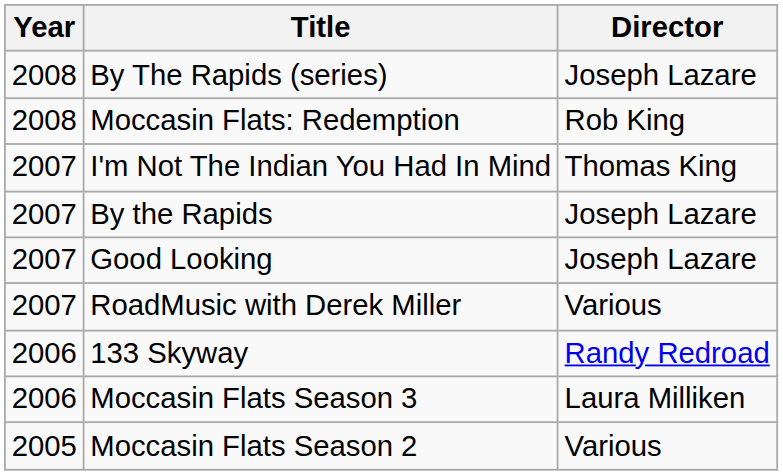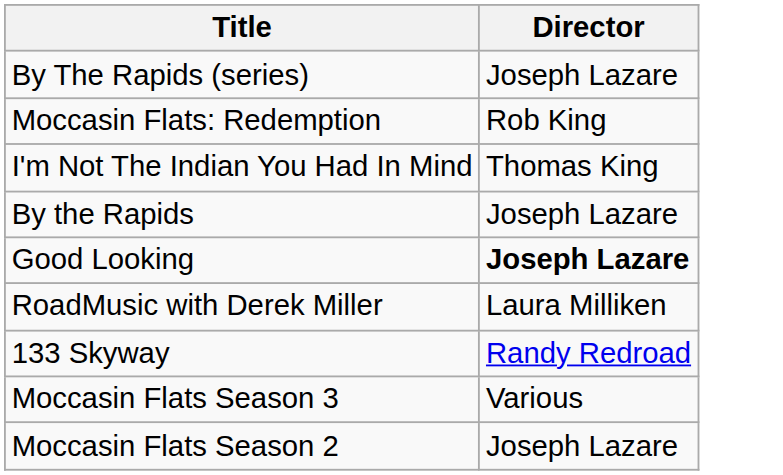- column: (44, 27)
(661, 259) normal -> (588, 259) bold
(613, 306) Various -> (576, 306) Laura Milliken
(655, 399) Laura Milliken -> (535, 399) Various
(613, 445) Various -> (582, 445) Joseph Lazare
